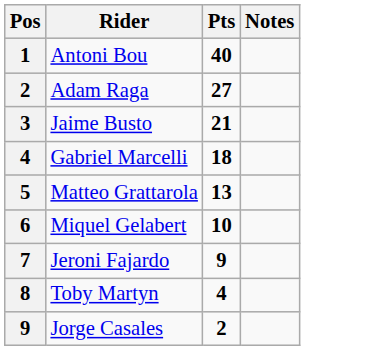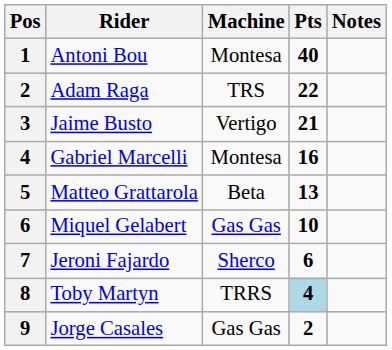+ column: (246, 21)
(221, 89) 27 -> (308, 89) 22
(221, 157) 18 -> (308, 157) 16
(221, 259) 9 -> (308, 259) 6
(221, 293) no background -> (308, 293) lightblue background
